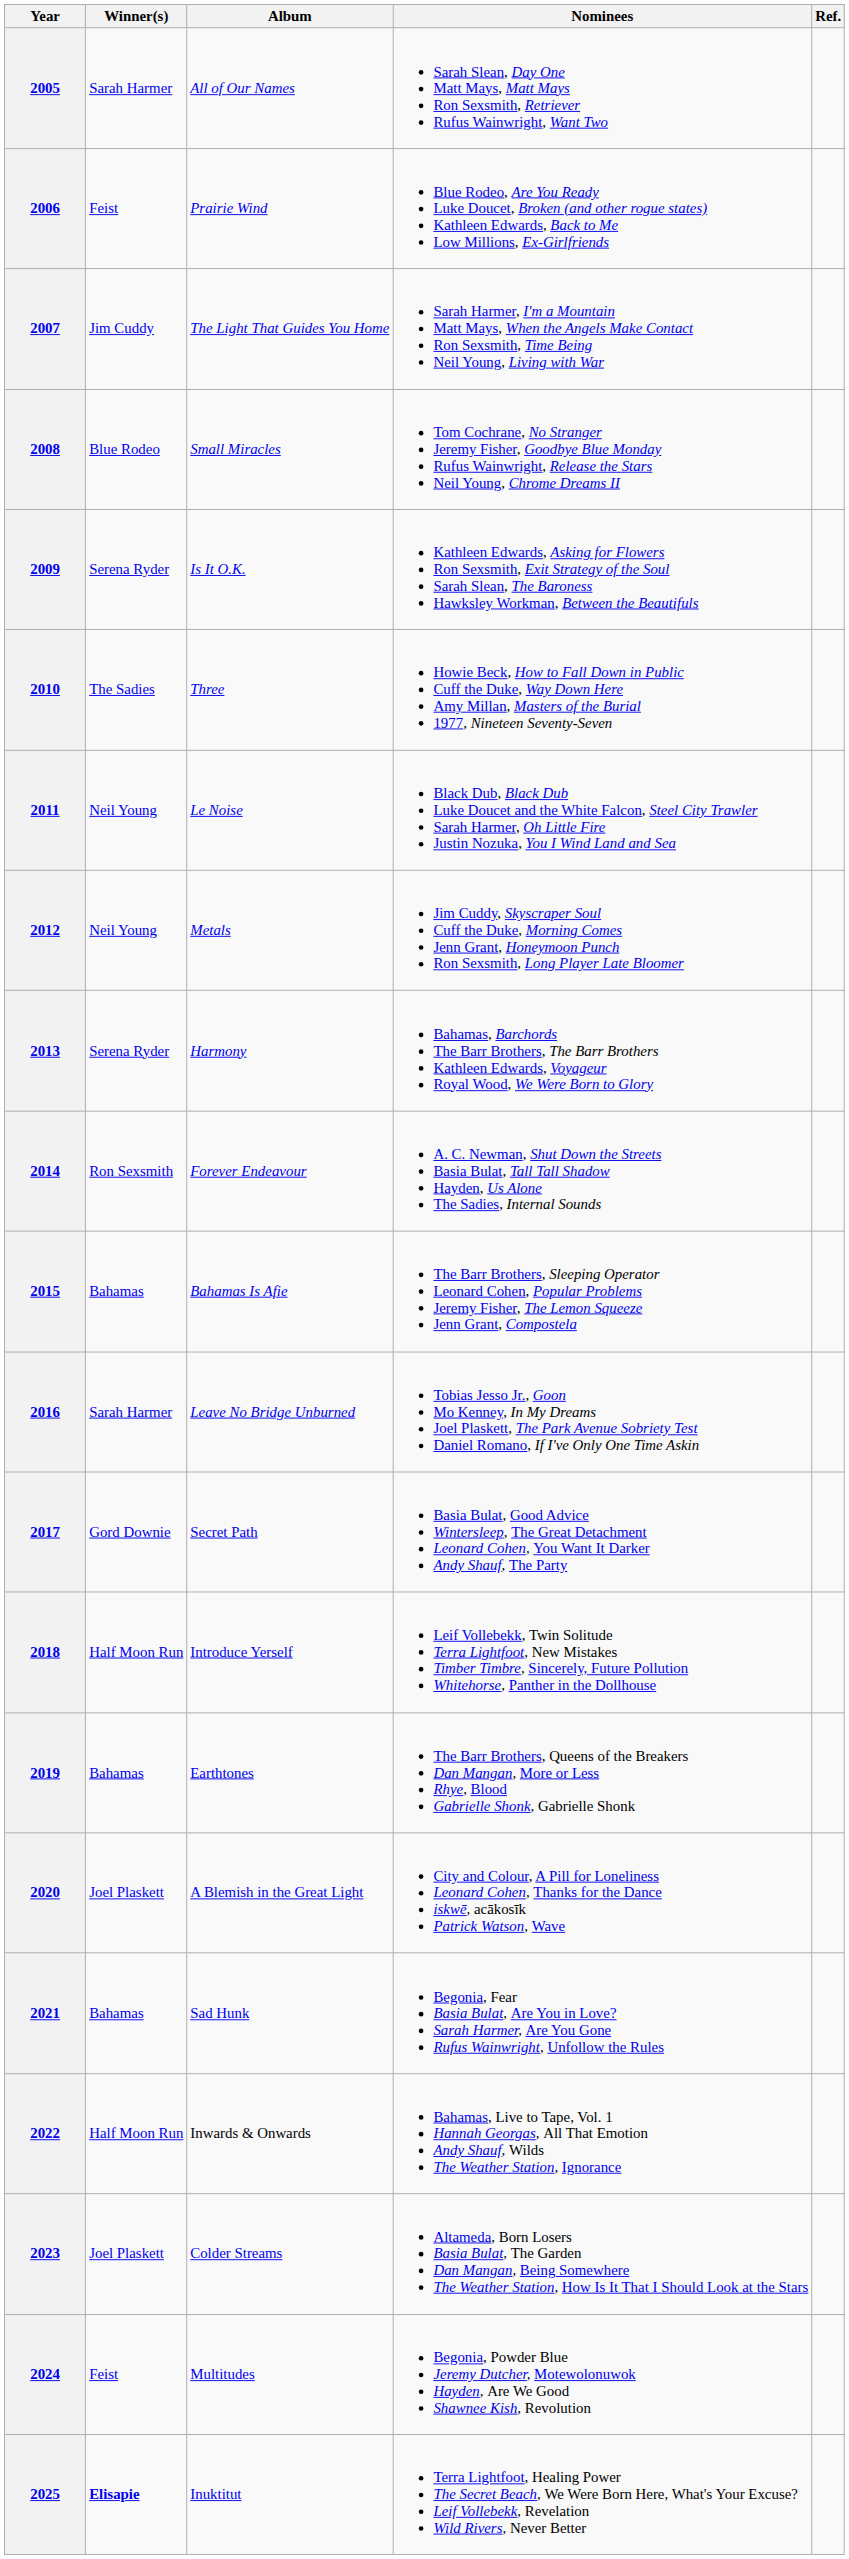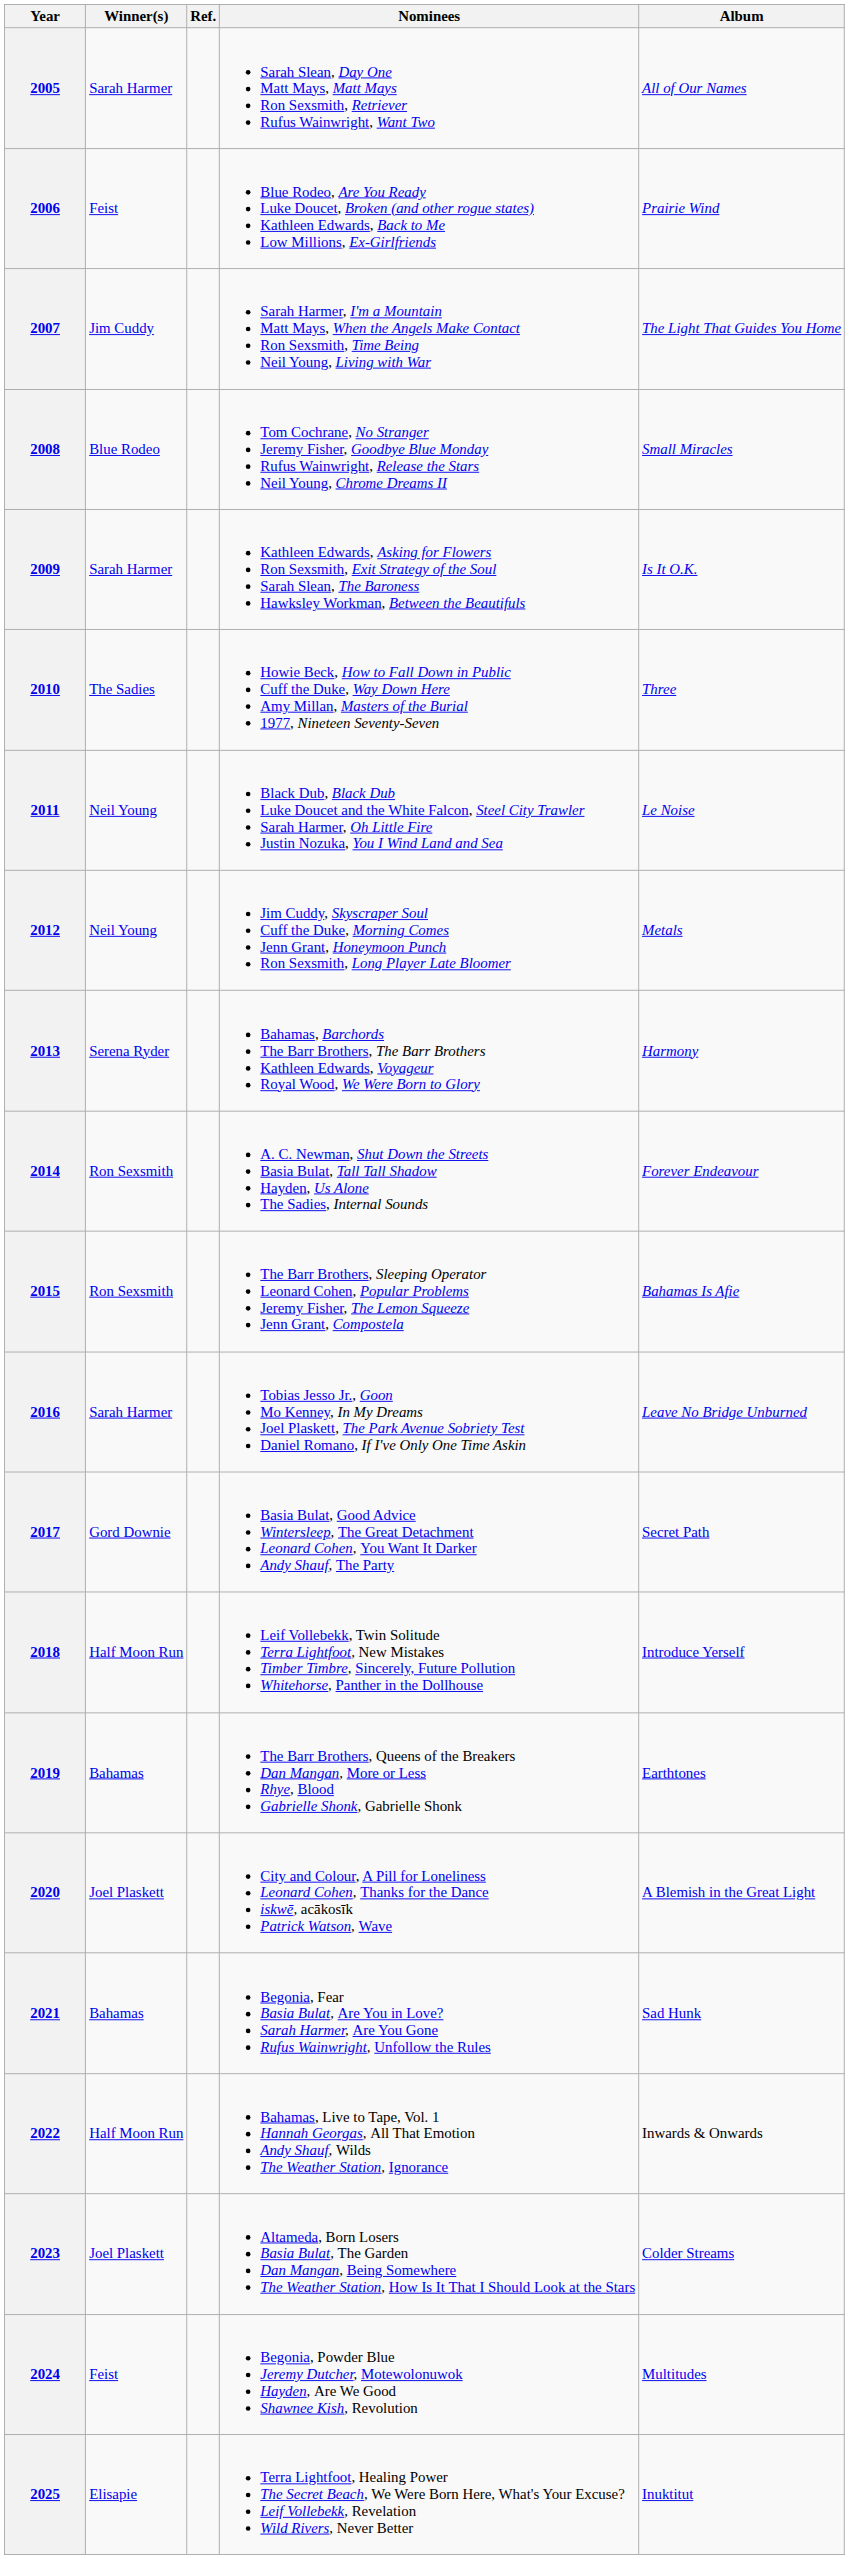columns swapped: (290, 16) <-> (828, 16)
(129, 569) Serena Ryder -> (131, 569) Sarah Harmer
(116, 1291) Bahamas -> (131, 1291) Ron Sexsmith
(114, 2494) bold -> (113, 2494) normal
